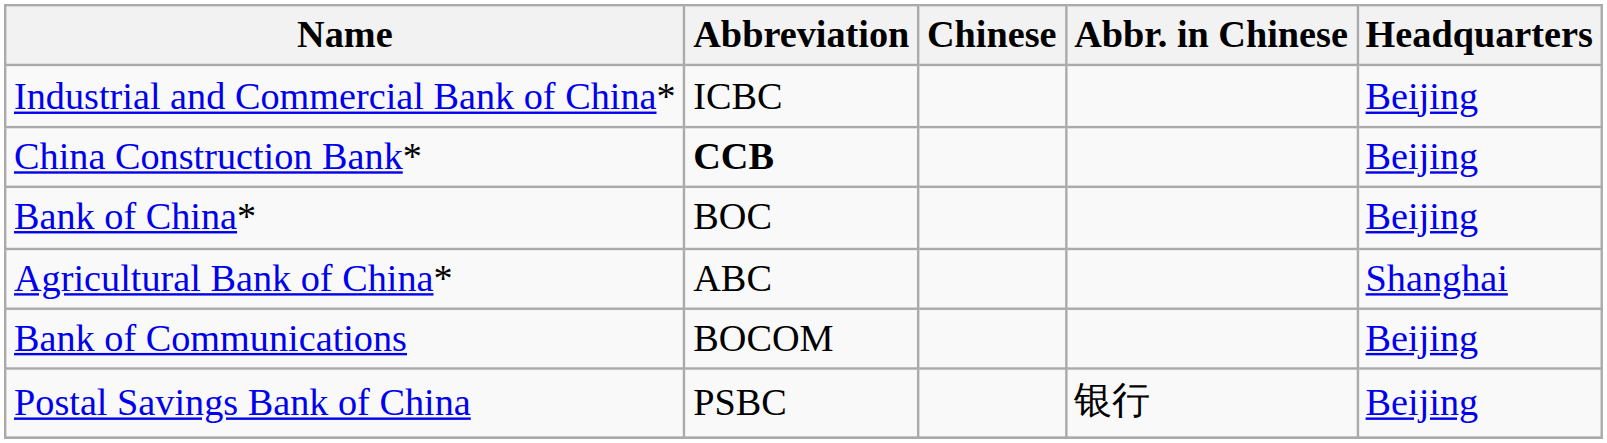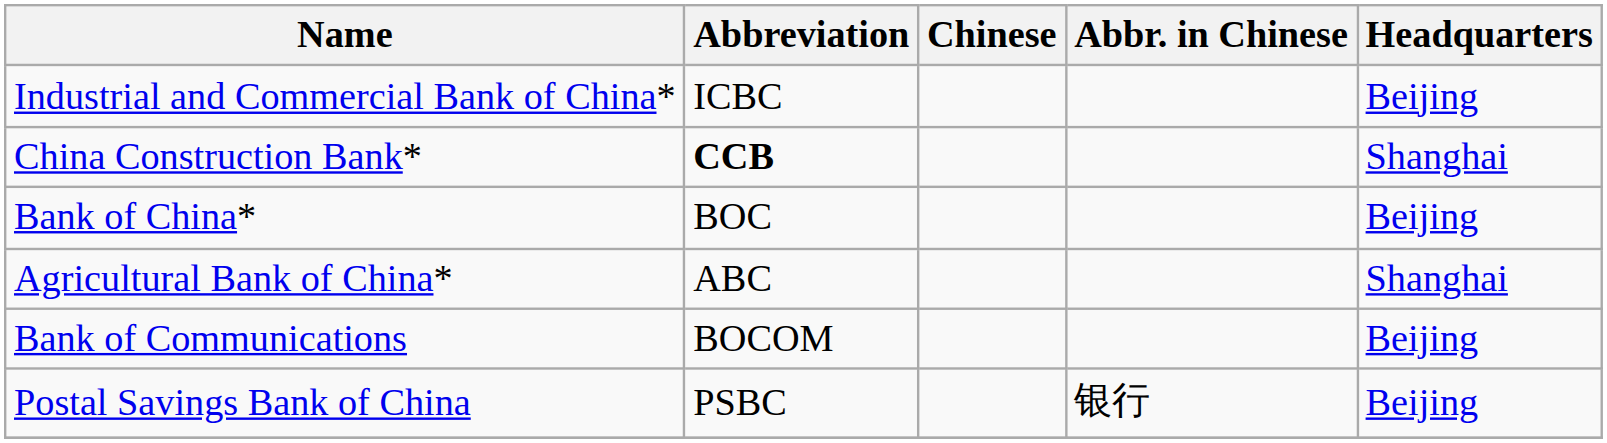(1422, 156) Beijing -> (1437, 156) Shanghai
